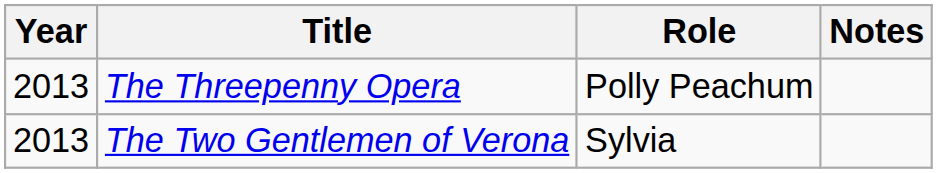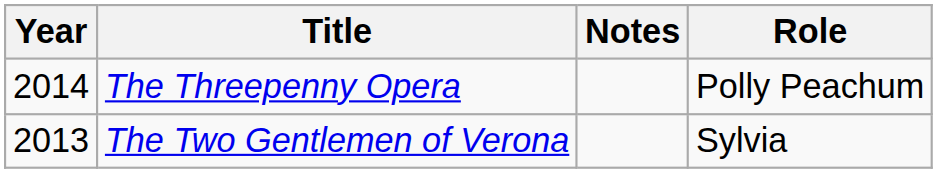columns swapped: (699, 31) <-> (877, 31)
(51, 85) 2013 -> (51, 85) 2014
